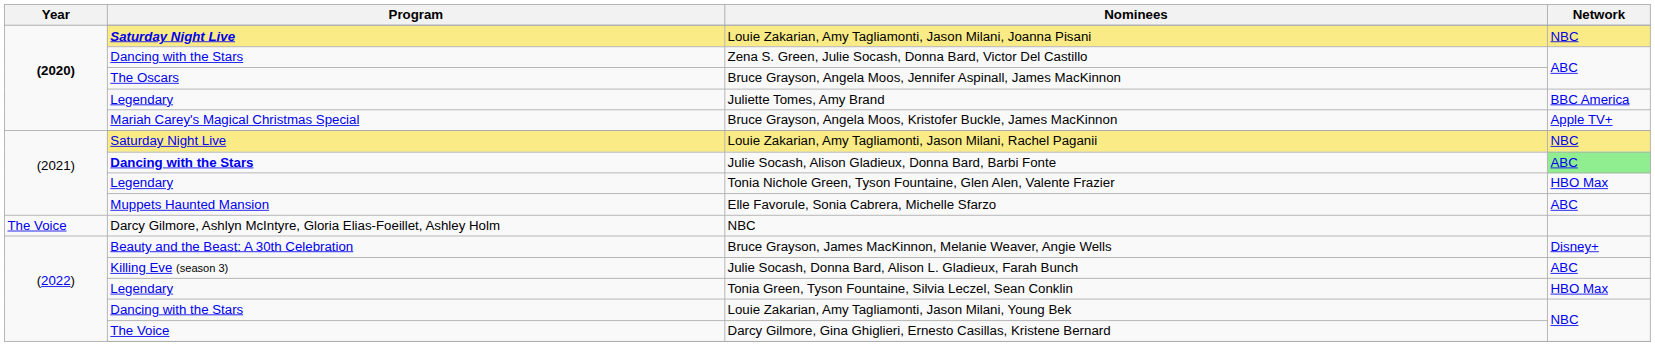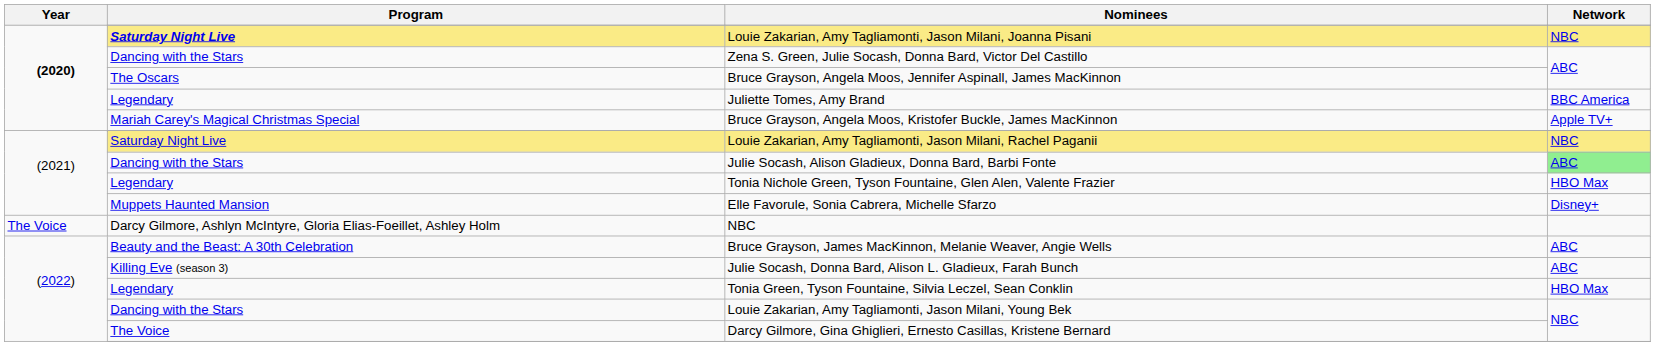(182, 162) bold -> (177, 162) normal
(1564, 204) ABC -> (1575, 204) Disney+
(1575, 246) Disney+ -> (1564, 246) ABC
